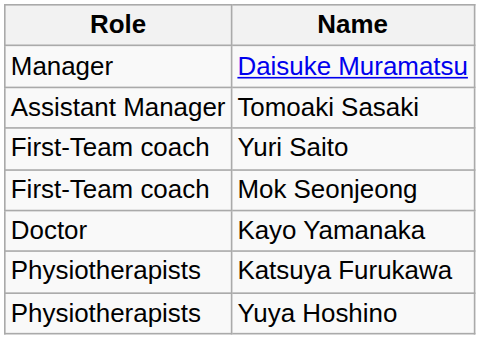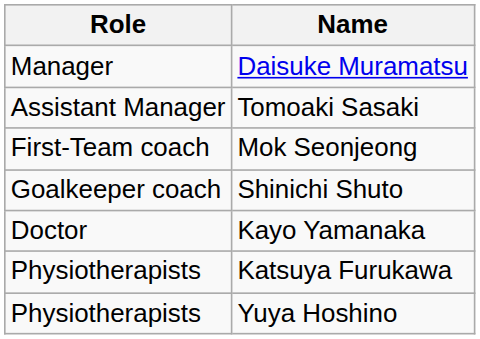- row: (293, 148)
+ row: (320, 189)
